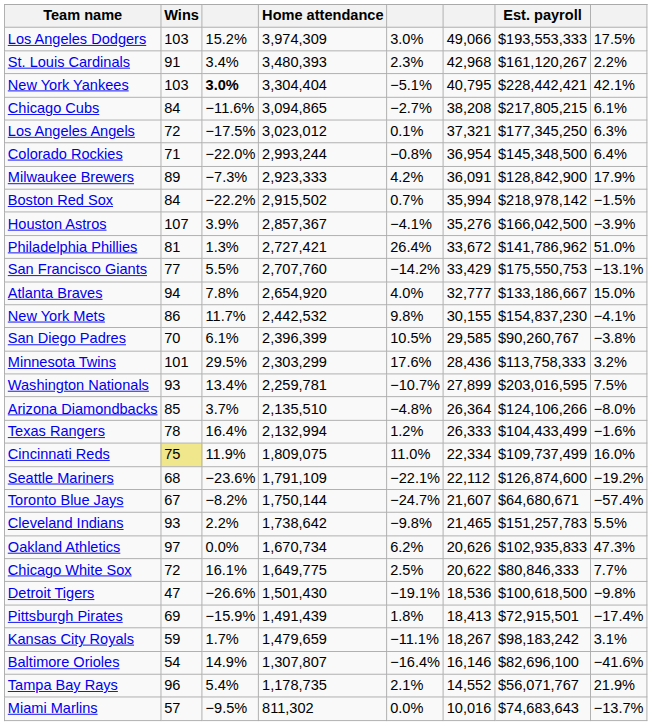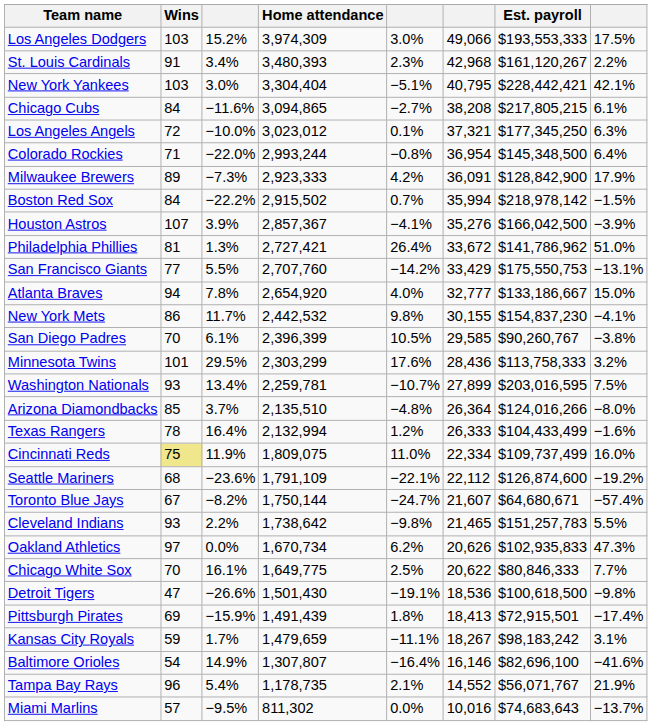(222, 85) bold -> (222, 85) normal
(231, 131) −17.5% -> (231, 131) −10.0%
(542, 408) $124,106,266 -> (542, 408) $124,016,266
(172, 570) 72 -> (172, 570) 70
